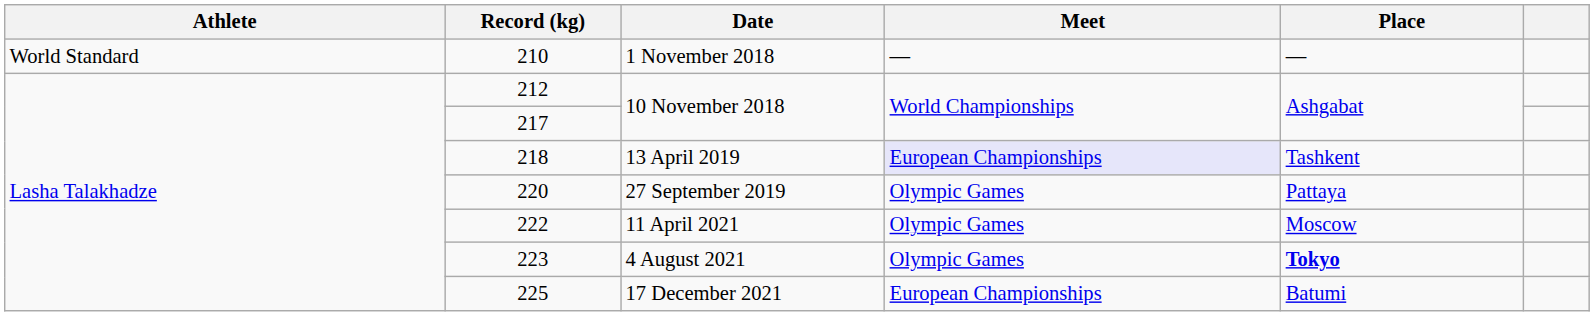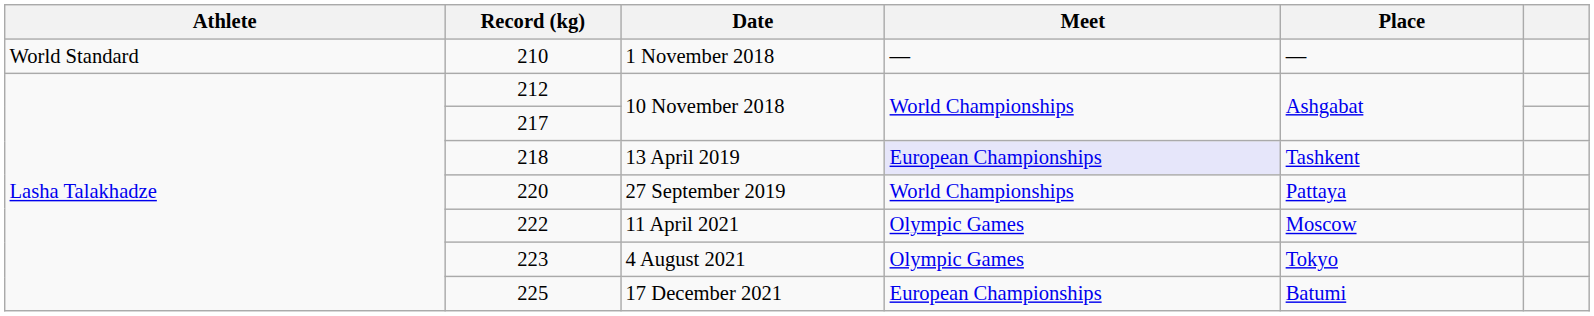(957, 191) Olympic Games -> (982, 191) World Championships
(1313, 259) bold -> (1312, 259) normal
